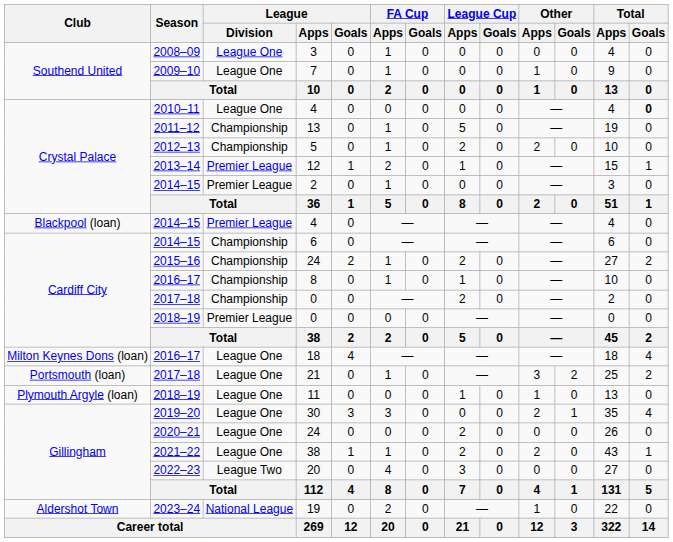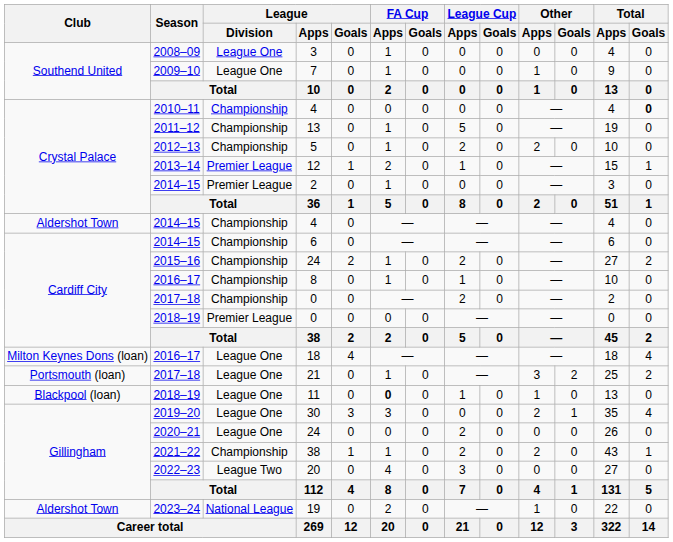(249, 109) League One -> (249, 109) Championship
(78, 223) Blackpool (loan) -> (78, 223) Aldershot Town
(249, 223) Premier League -> (249, 223) Championship
(78, 394) Plymouth Argyle (loan) -> (78, 394) Blackpool (loan)
(388, 394) normal -> (388, 394) bold
(249, 451) League One -> (249, 451) Championship
